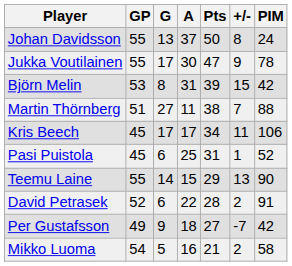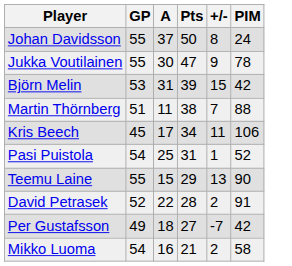- column: (165, 16)
(137, 156) 45 -> (137, 156) 54
